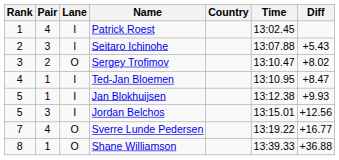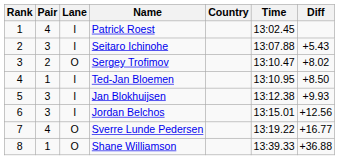(316, 79) +8.47 -> (316, 79) +8.50
(47, 96) 1 -> (47, 96) 3
(20, 113) 5 -> (20, 113) 6
